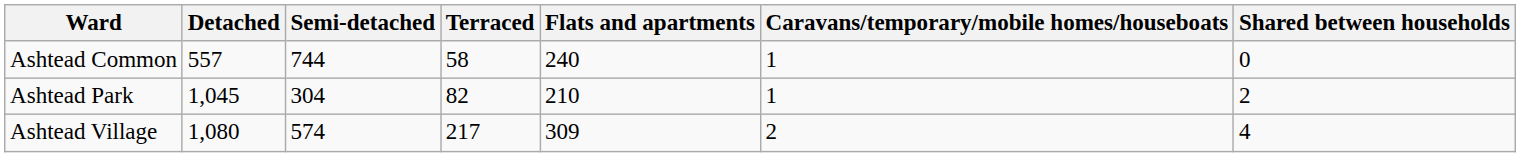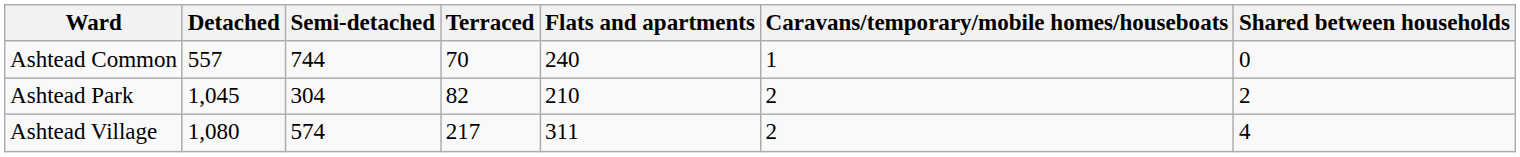(457, 59) 58 -> (457, 59) 70
(771, 95) 1 -> (771, 95) 2
(562, 132) 309 -> (562, 132) 311
